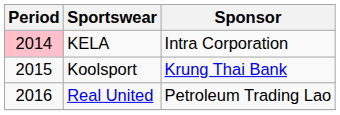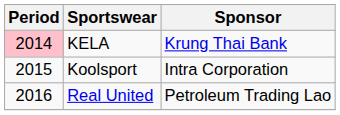(226, 43) Intra Corporation -> (226, 43) Krung Thai Bank
(226, 69) Krung Thai Bank -> (226, 69) Intra Corporation
